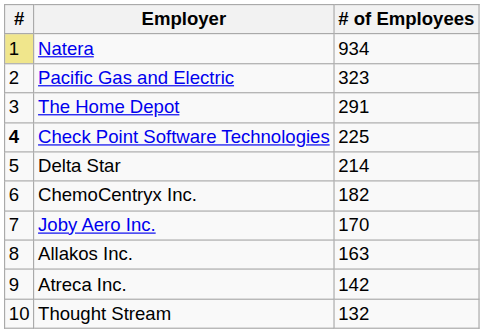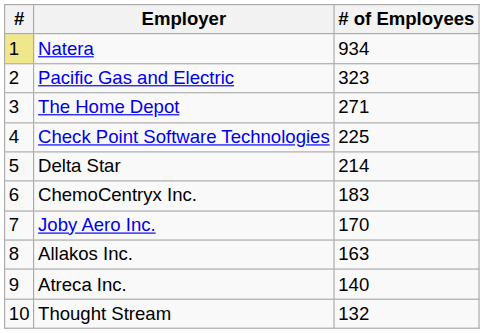(354, 107) 291 -> (354, 107) 271
(14, 136) bold -> (14, 136) normal
(354, 195) 182 -> (354, 195) 183
(354, 284) 142 -> (354, 284) 140
